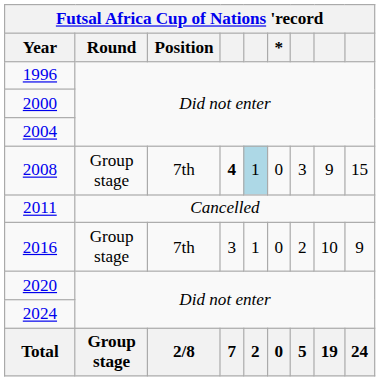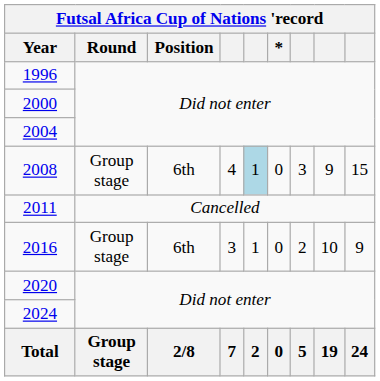(184, 170) 7th -> (184, 170) 6th
(232, 170) bold -> (232, 170) normal
(184, 247) 7th -> (184, 247) 6th
